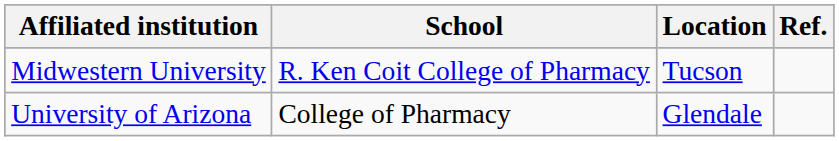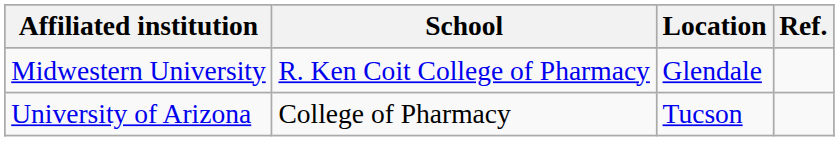(703, 69) Tucson -> (712, 69) Glendale
(712, 113) Glendale -> (703, 113) Tucson
